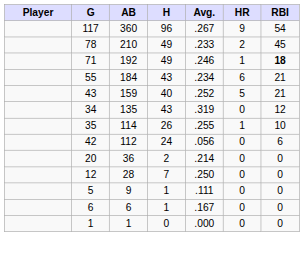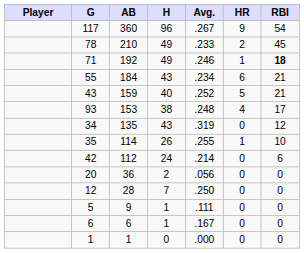+ row: (91, 110)
(204, 142) .056 -> (204, 158) .214
(204, 158) .214 -> (204, 175) .056
